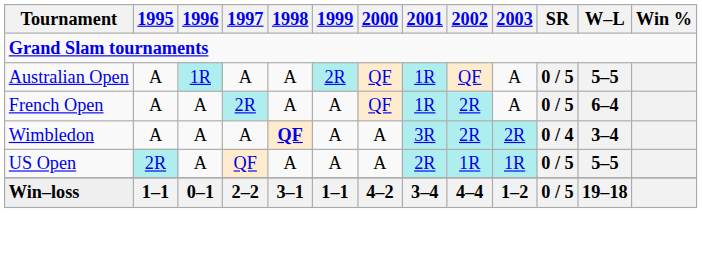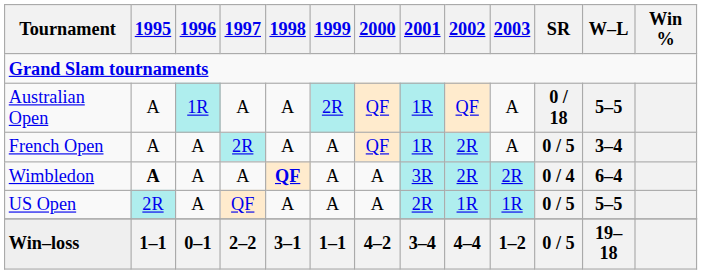(557, 76) 0 / 5 -> (559, 107) 0 / 18
(605, 105) 6–4 -> (609, 146) 3–4
(155, 134) normal -> (153, 175) bold
(605, 134) 3–4 -> (609, 175) 6–4
